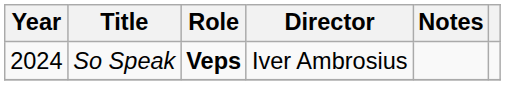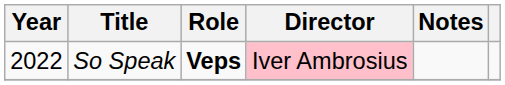(36, 60) 2024 -> (36, 60) 2022
(330, 60) no background -> (330, 60) pink background
